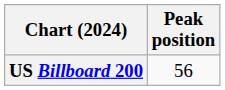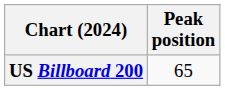(183, 70) 56 -> (183, 70) 65
